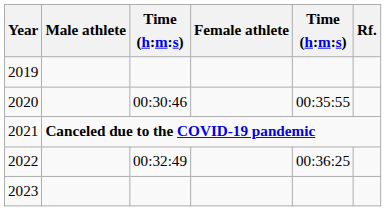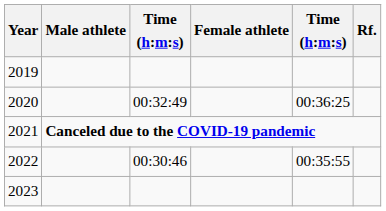(160, 101) 00:30:46 -> (160, 101) 00:32:49
(323, 101) 00:35:55 -> (323, 101) 00:36:25
(160, 161) 00:32:49 -> (160, 161) 00:30:46
(323, 161) 00:36:25 -> (323, 161) 00:35:55
